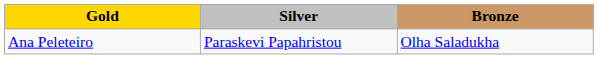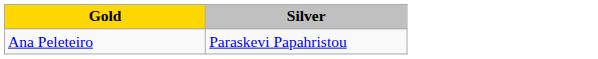- column: (495, 16)
